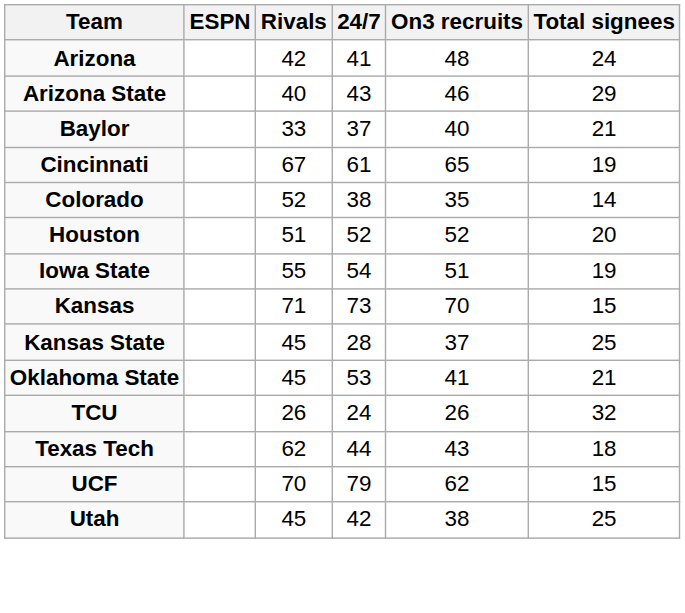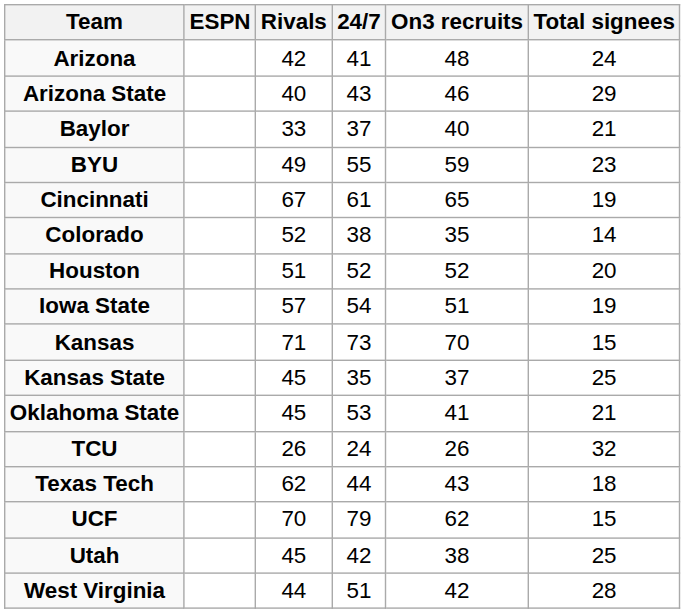+ row: (95, 164)
(294, 270) 55 -> (294, 306) 57
(359, 341) 28 -> (359, 377) 35
+ row: (95, 590)
